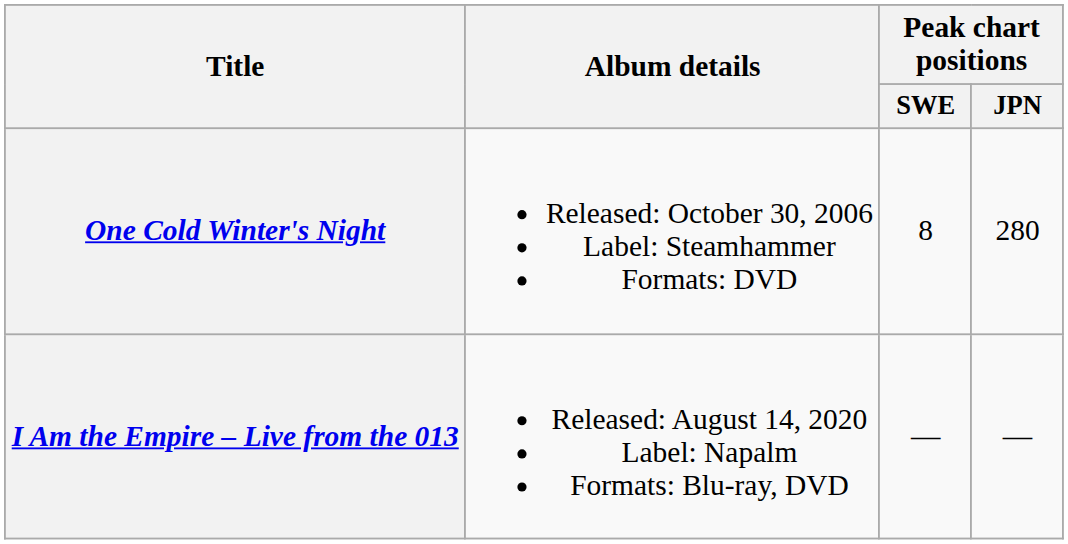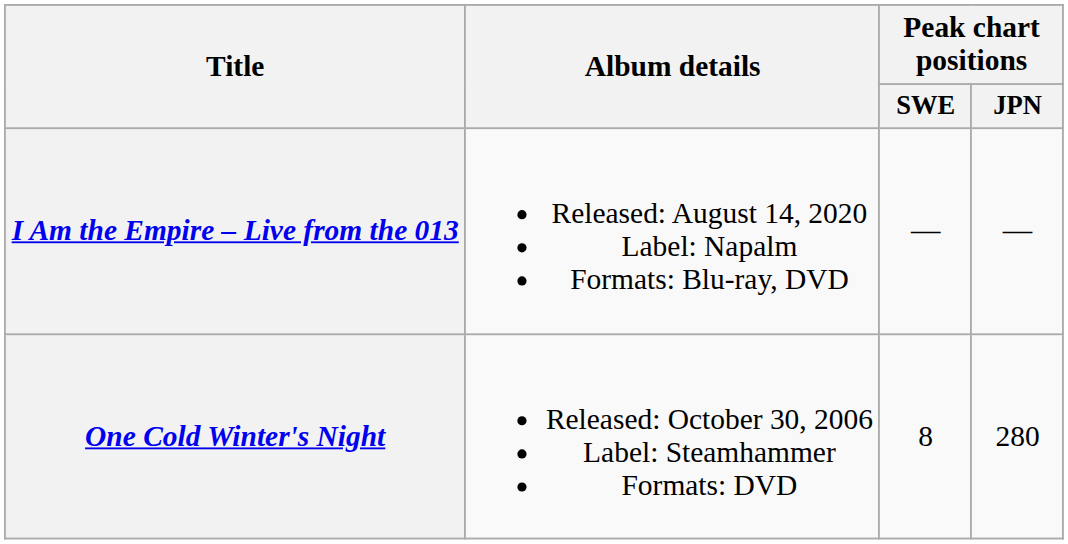rows swapped: (235, 230) <-> (235, 435)
